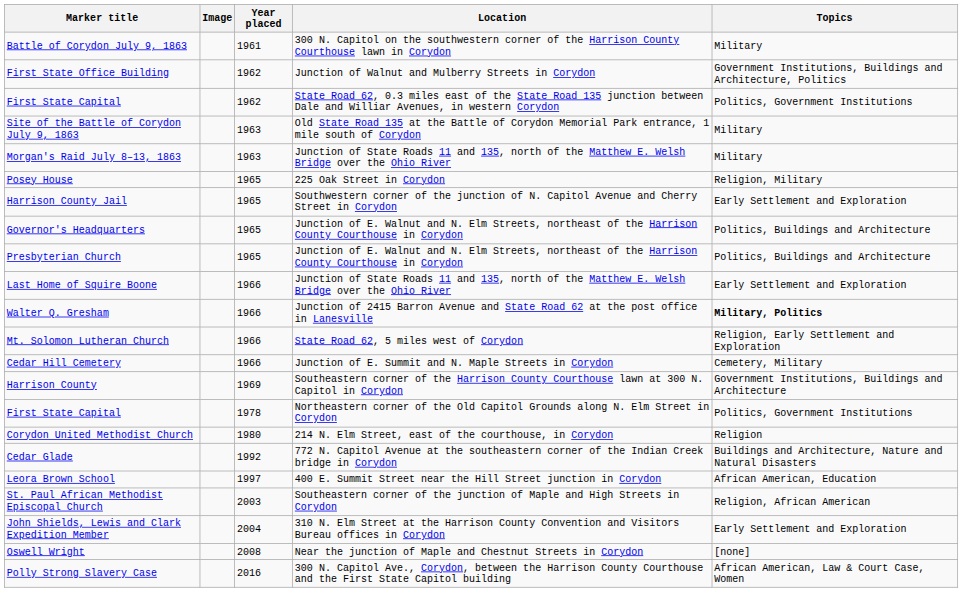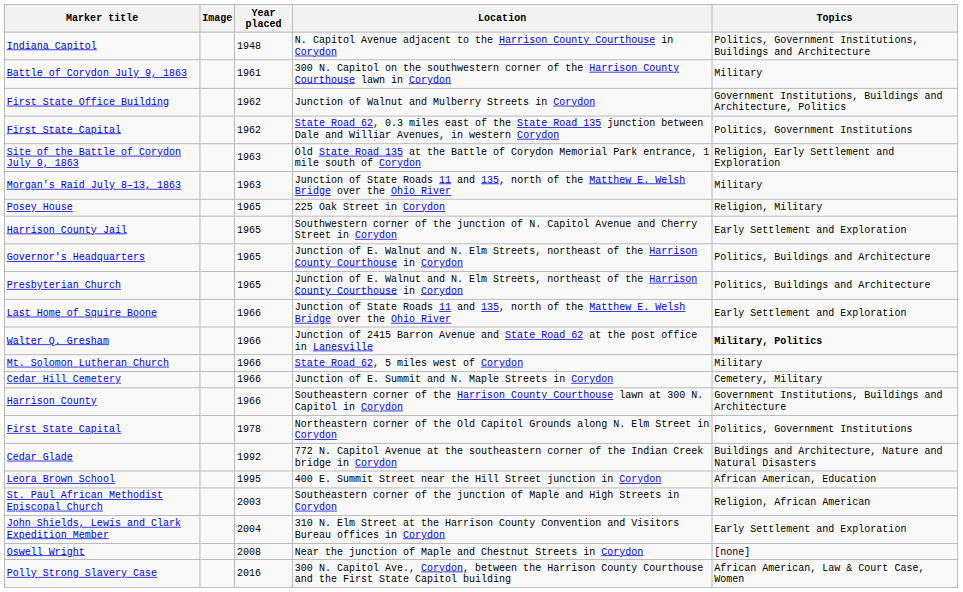+ row: (52, 46)
(738, 130) Military -> (804, 158) Religion, Early Settlement and Exploration
(804, 341) Religion, Early Settlement and Exploration -> (738, 363) Military
(249, 385) 1969 -> (249, 402) 1966
- row: (100, 435)
(249, 479) 1997 -> (249, 479) 1995
